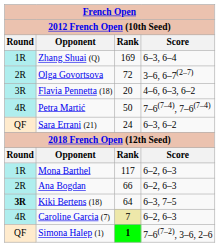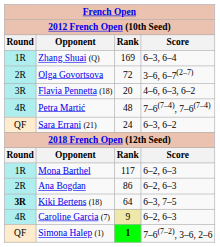(128, 107) 50 -> (128, 107) 48
(128, 185) 66 -> (128, 185) 86
(128, 216) 7 -> (128, 216) 9
